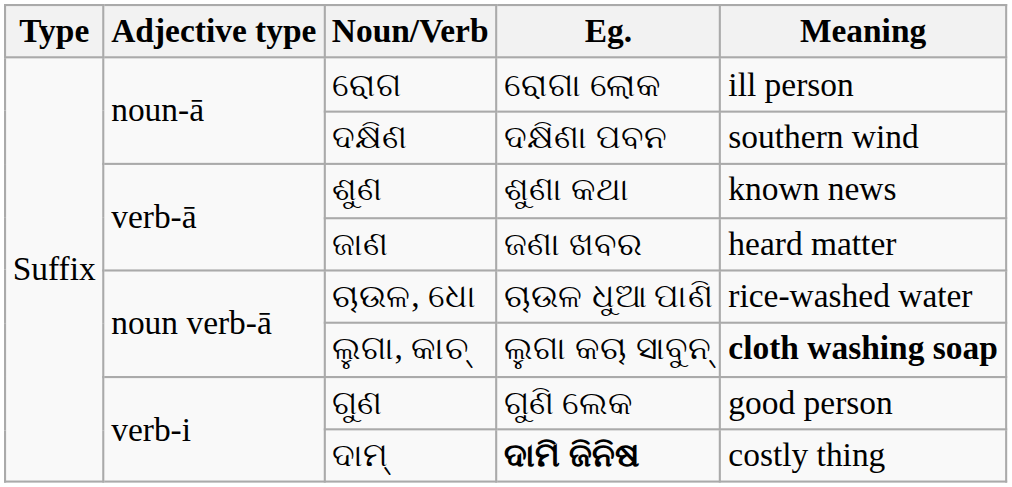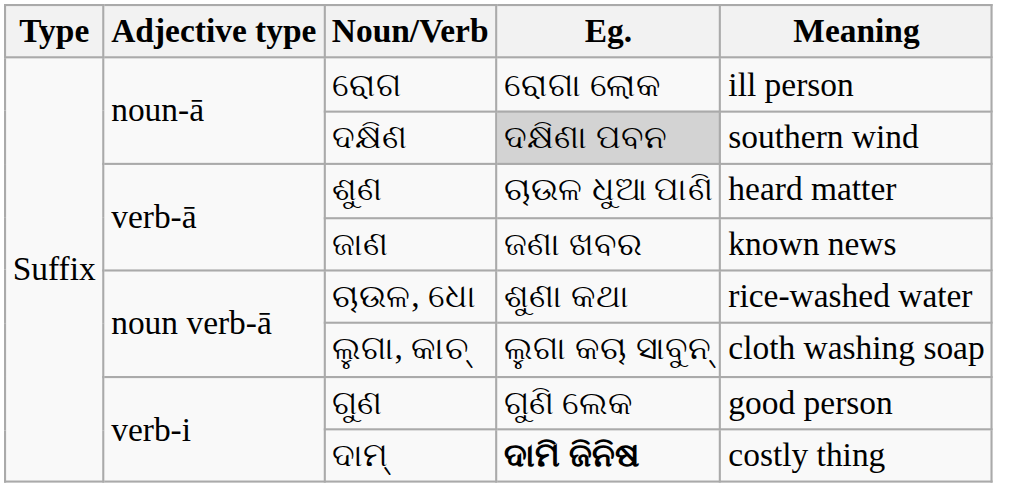(585, 137) no background -> (585, 137) lightgrey background
(567, 190) ଶୁଣା କଥା -> (608, 190) ଚାଉଳ ଧୁଆ ପାଣି
(812, 190) known news -> (812, 190) heard matter
(812, 243) heard matter -> (812, 243) known news
(608, 296) ଚାଉଳ ଧୁଆ ପାଣି -> (567, 296) ଶୁଣା କଥା
(863, 349) bold -> (857, 349) normal
